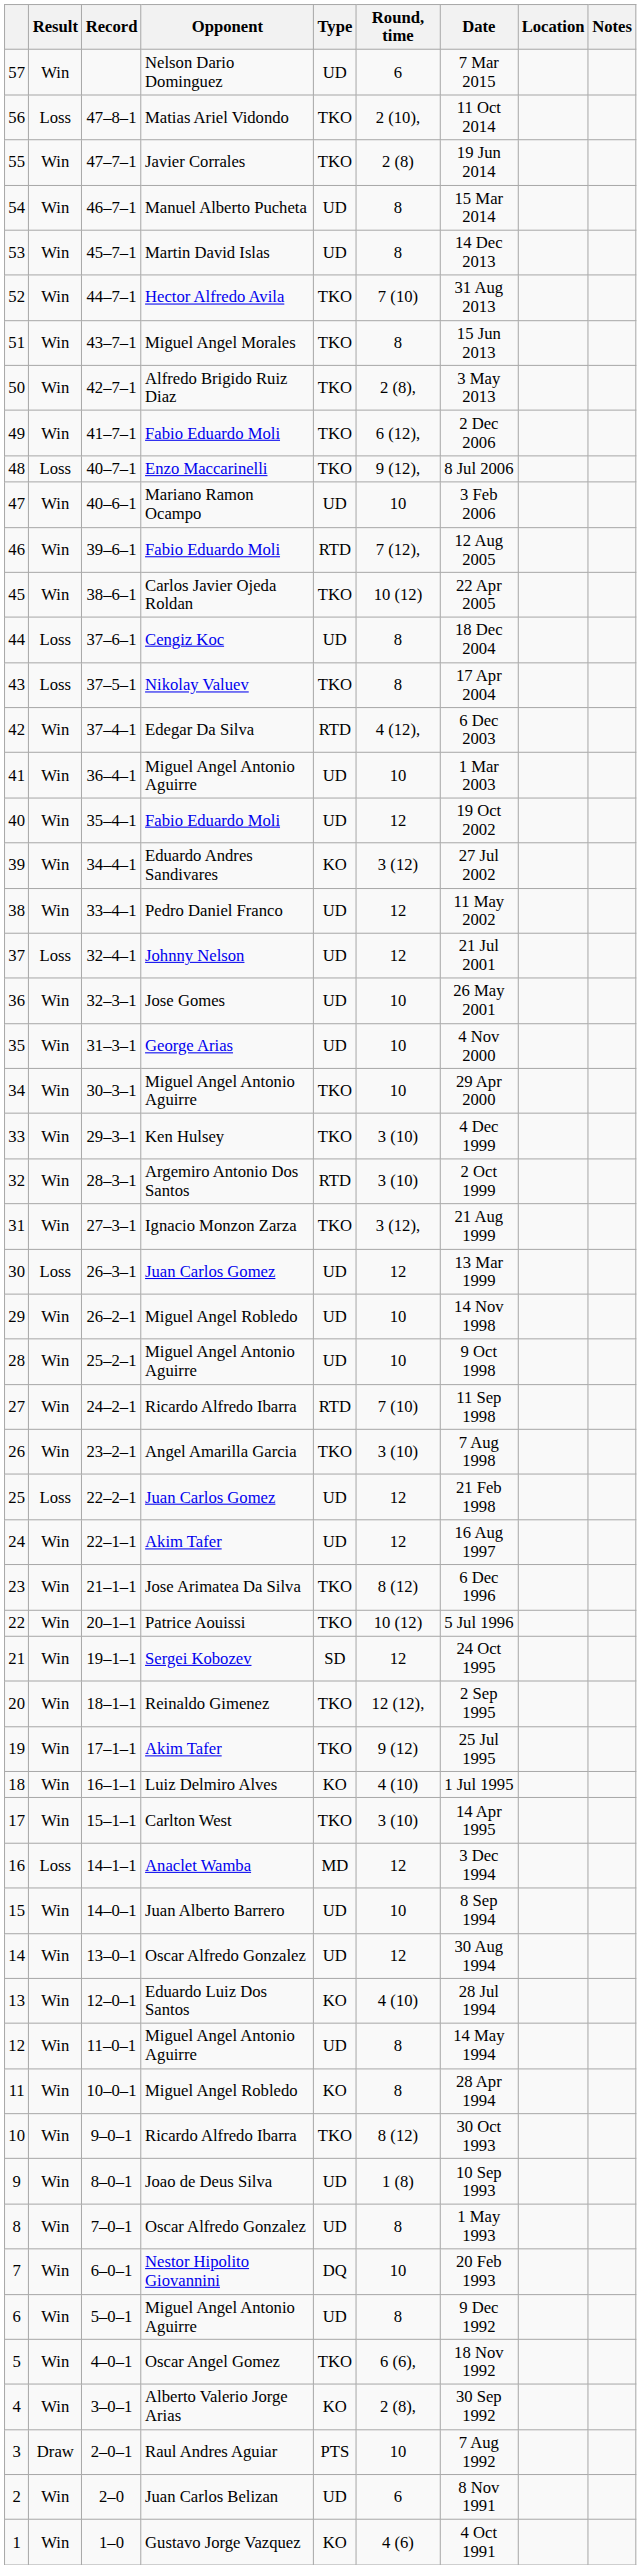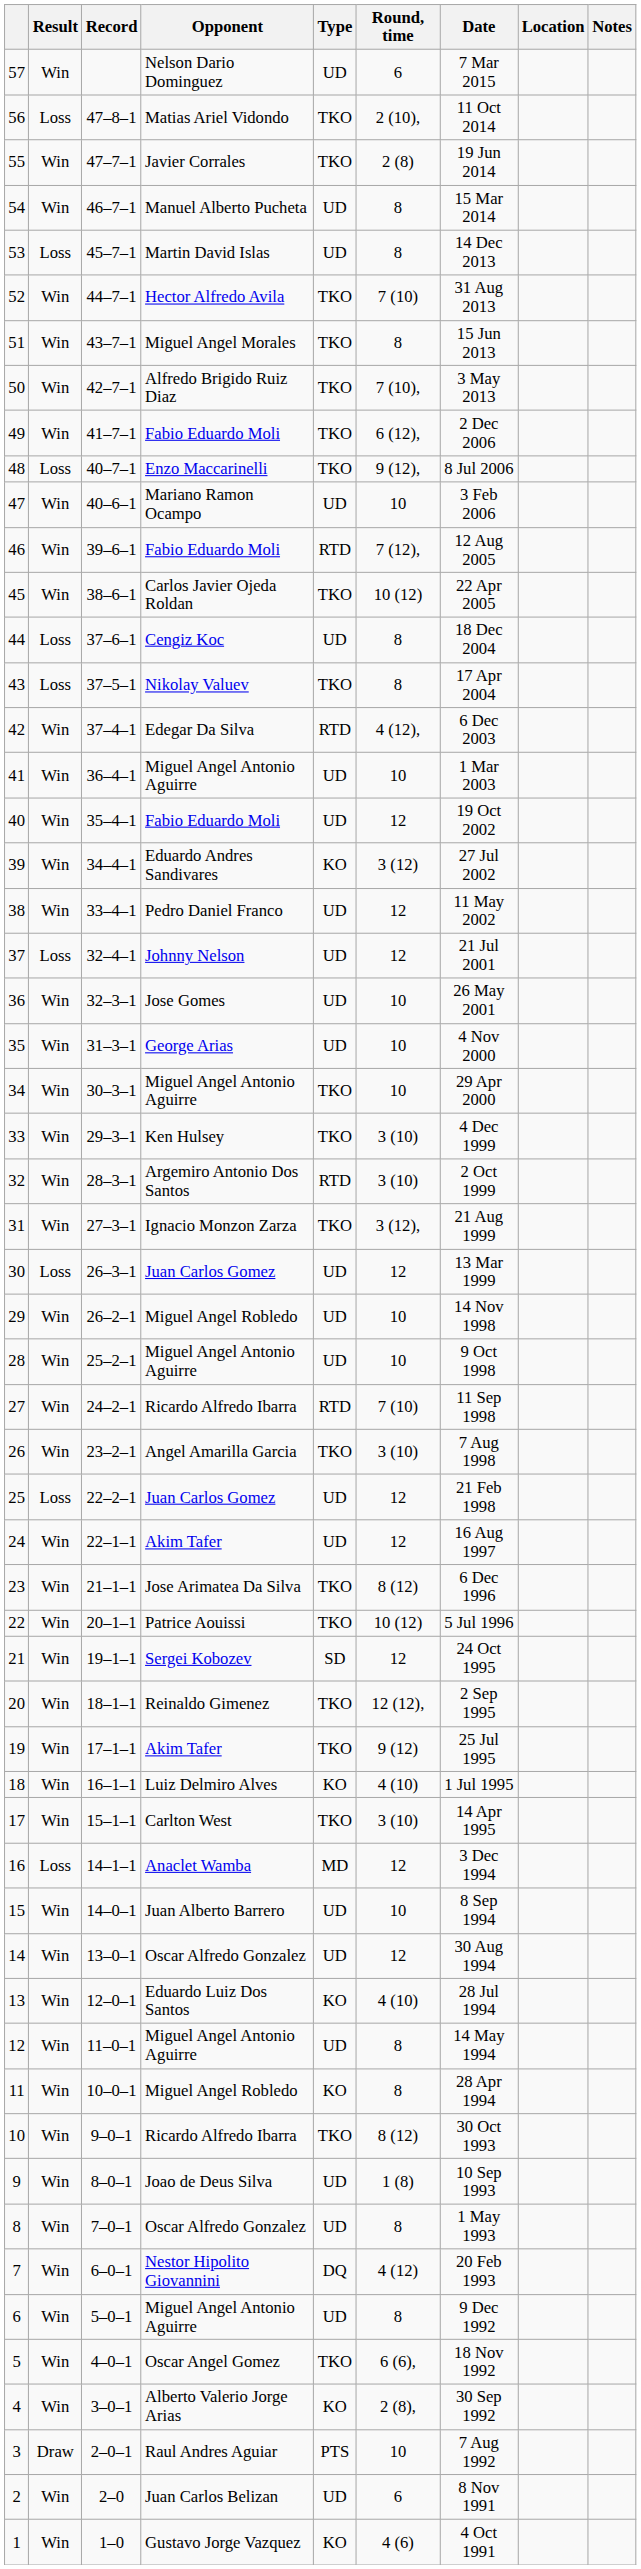(55, 252) Win -> (55, 252) Loss
(398, 387) 2 (8), -> (398, 387) 7 (10),
(398, 2271) 10 -> (398, 2271) 4 (12)
